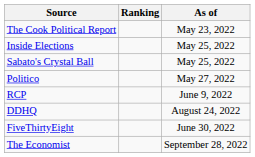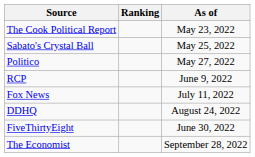- row: (40, 45)
+ row: (28, 95)
